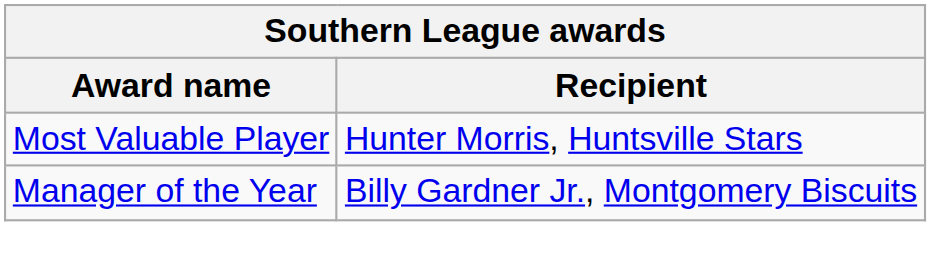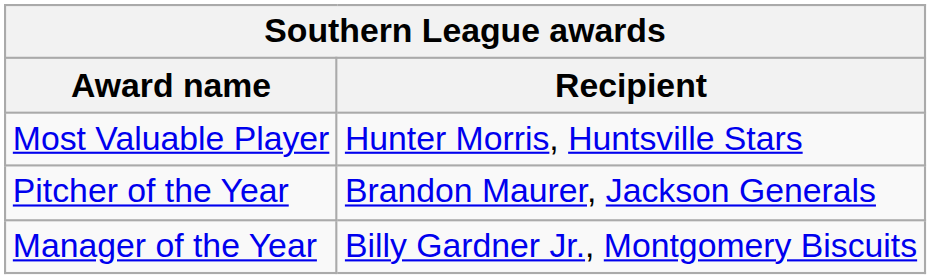+ row: (151, 191)
